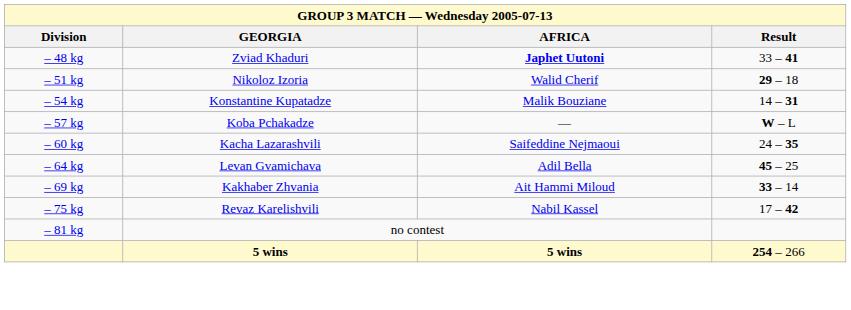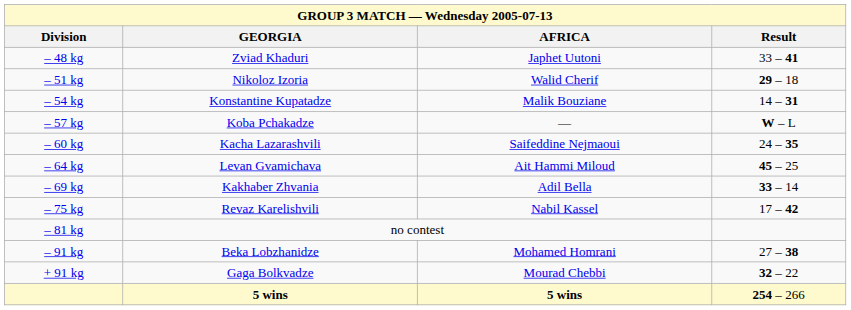(565, 57) bold -> (565, 57) normal
(565, 165) Adil Bella -> (565, 165) Ait Hammi Miloud
(565, 186) Ait Hammi Miloud -> (565, 186) Adil Bella
+ row: (64, 251)
+ row: (64, 272)
